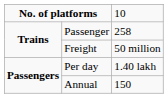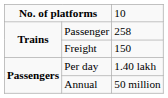(137, 48) 50 million -> (123, 48) 150
(123, 84) 150 -> (137, 84) 50 million
